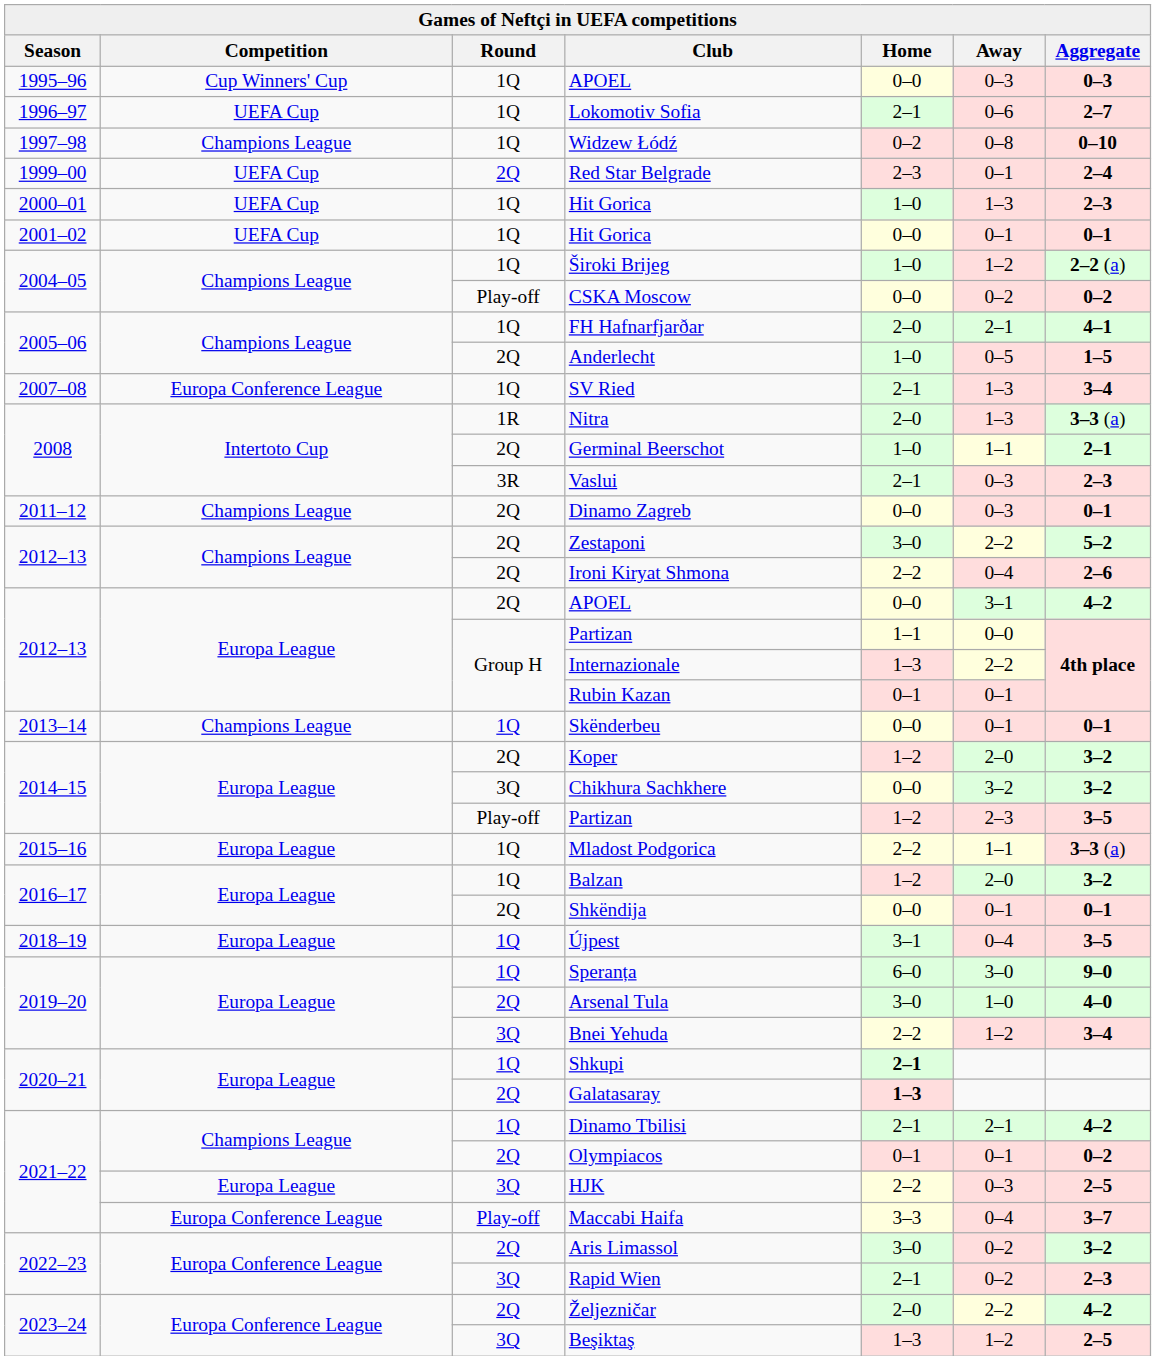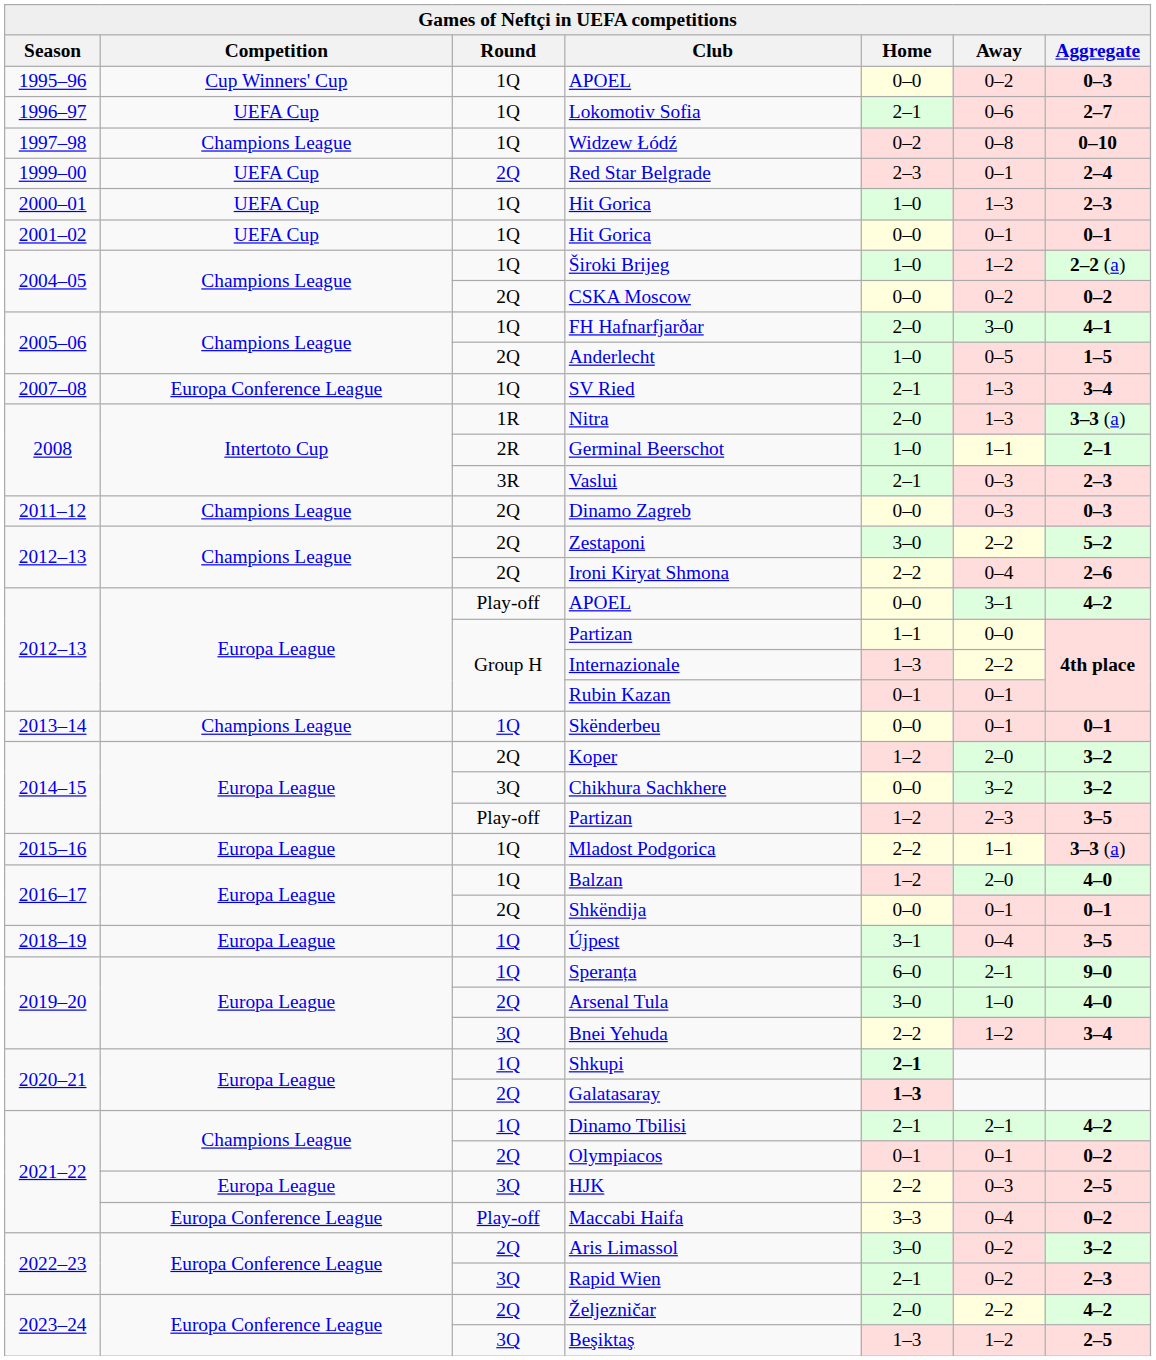(999, 81) 0–3 -> (999, 81) 0–2
(508, 296) Play-off -> (508, 296) 2Q
(999, 326) 2–1 -> (999, 326) 3–0
(508, 449) 2Q -> (508, 449) 2R
(1098, 511) 0–1 -> (1098, 511) 0–3
(508, 603) 2Q -> (508, 603) Play-off
(1098, 879) 3–2 -> (1098, 879) 4–0
(999, 971) 3–0 -> (999, 971) 2–1
(1098, 1217) 3–7 -> (1098, 1217) 0–2
